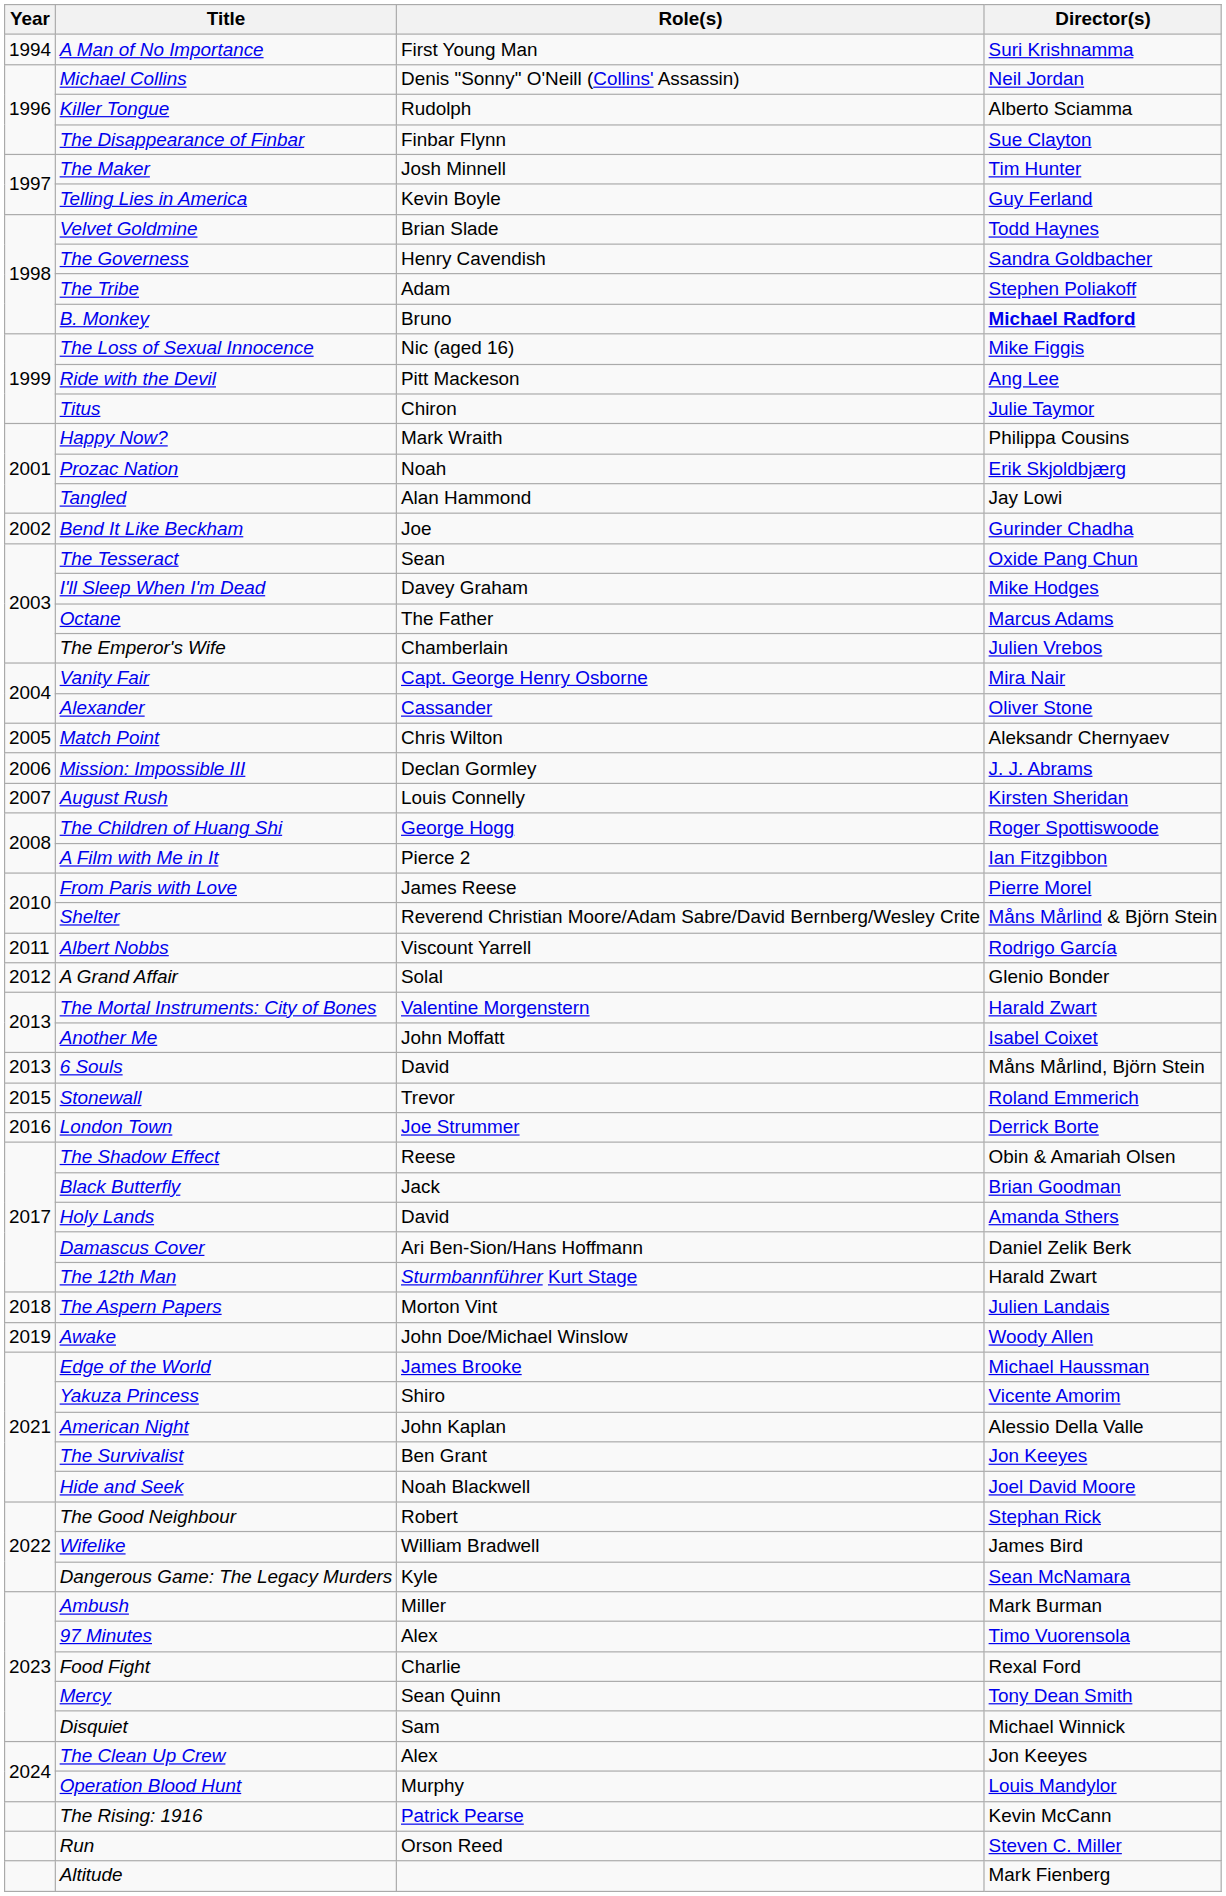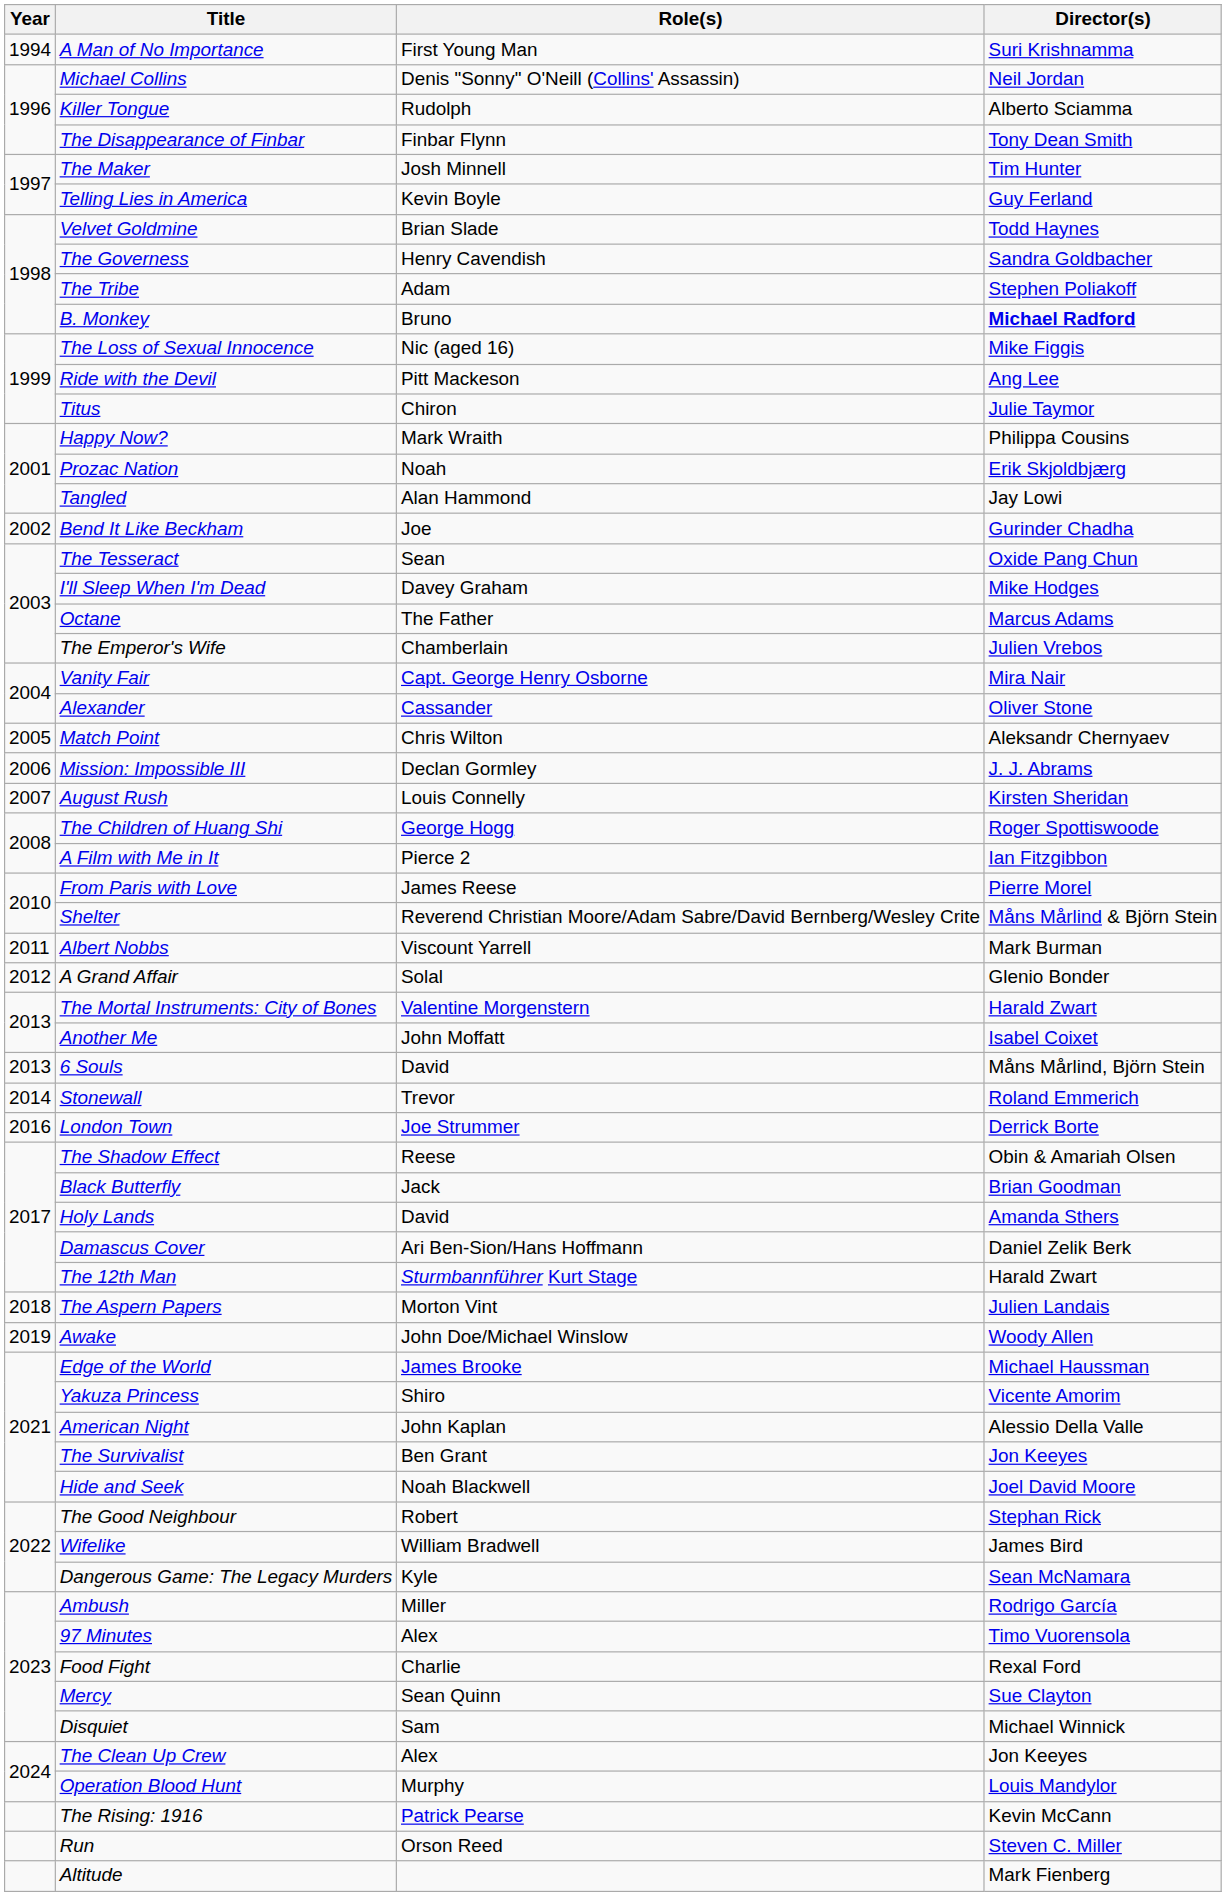(1040, 139) Sue Clayton -> (1061, 139) Tony Dean Smith
(1053, 947) Rodrigo García -> (1045, 947) Mark Burman
(30, 1097) 2015 -> (30, 1097) 2014
(1045, 1606) Mark Burman -> (1053, 1606) Rodrigo García
(1061, 1696) Tony Dean Smith -> (1040, 1696) Sue Clayton
